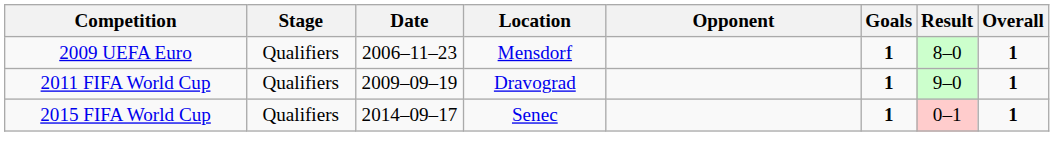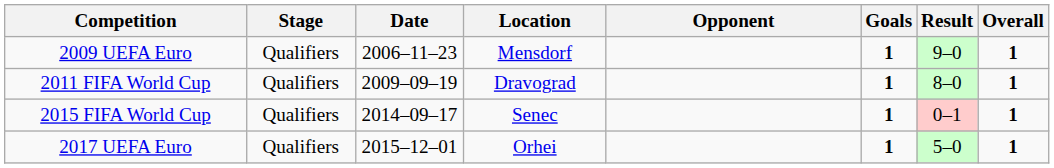(947, 52) 8–0 -> (947, 52) 9–0
(947, 83) 9–0 -> (947, 83) 8–0
+ row: (126, 147)
